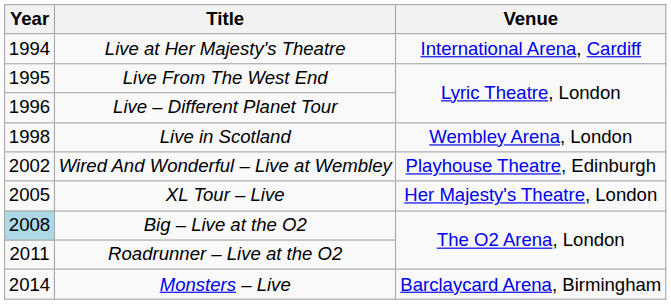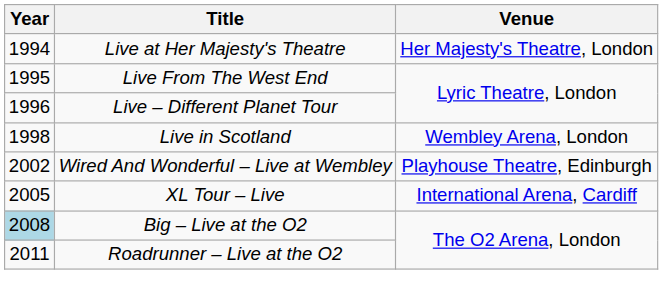(531, 48) International Arena, Cardiff -> (527, 48) Her Majesty's Theatre, London
(531, 195) Her Majesty's Theatre, London -> (527, 195) International Arena, Cardiff
- row: (225, 284)
